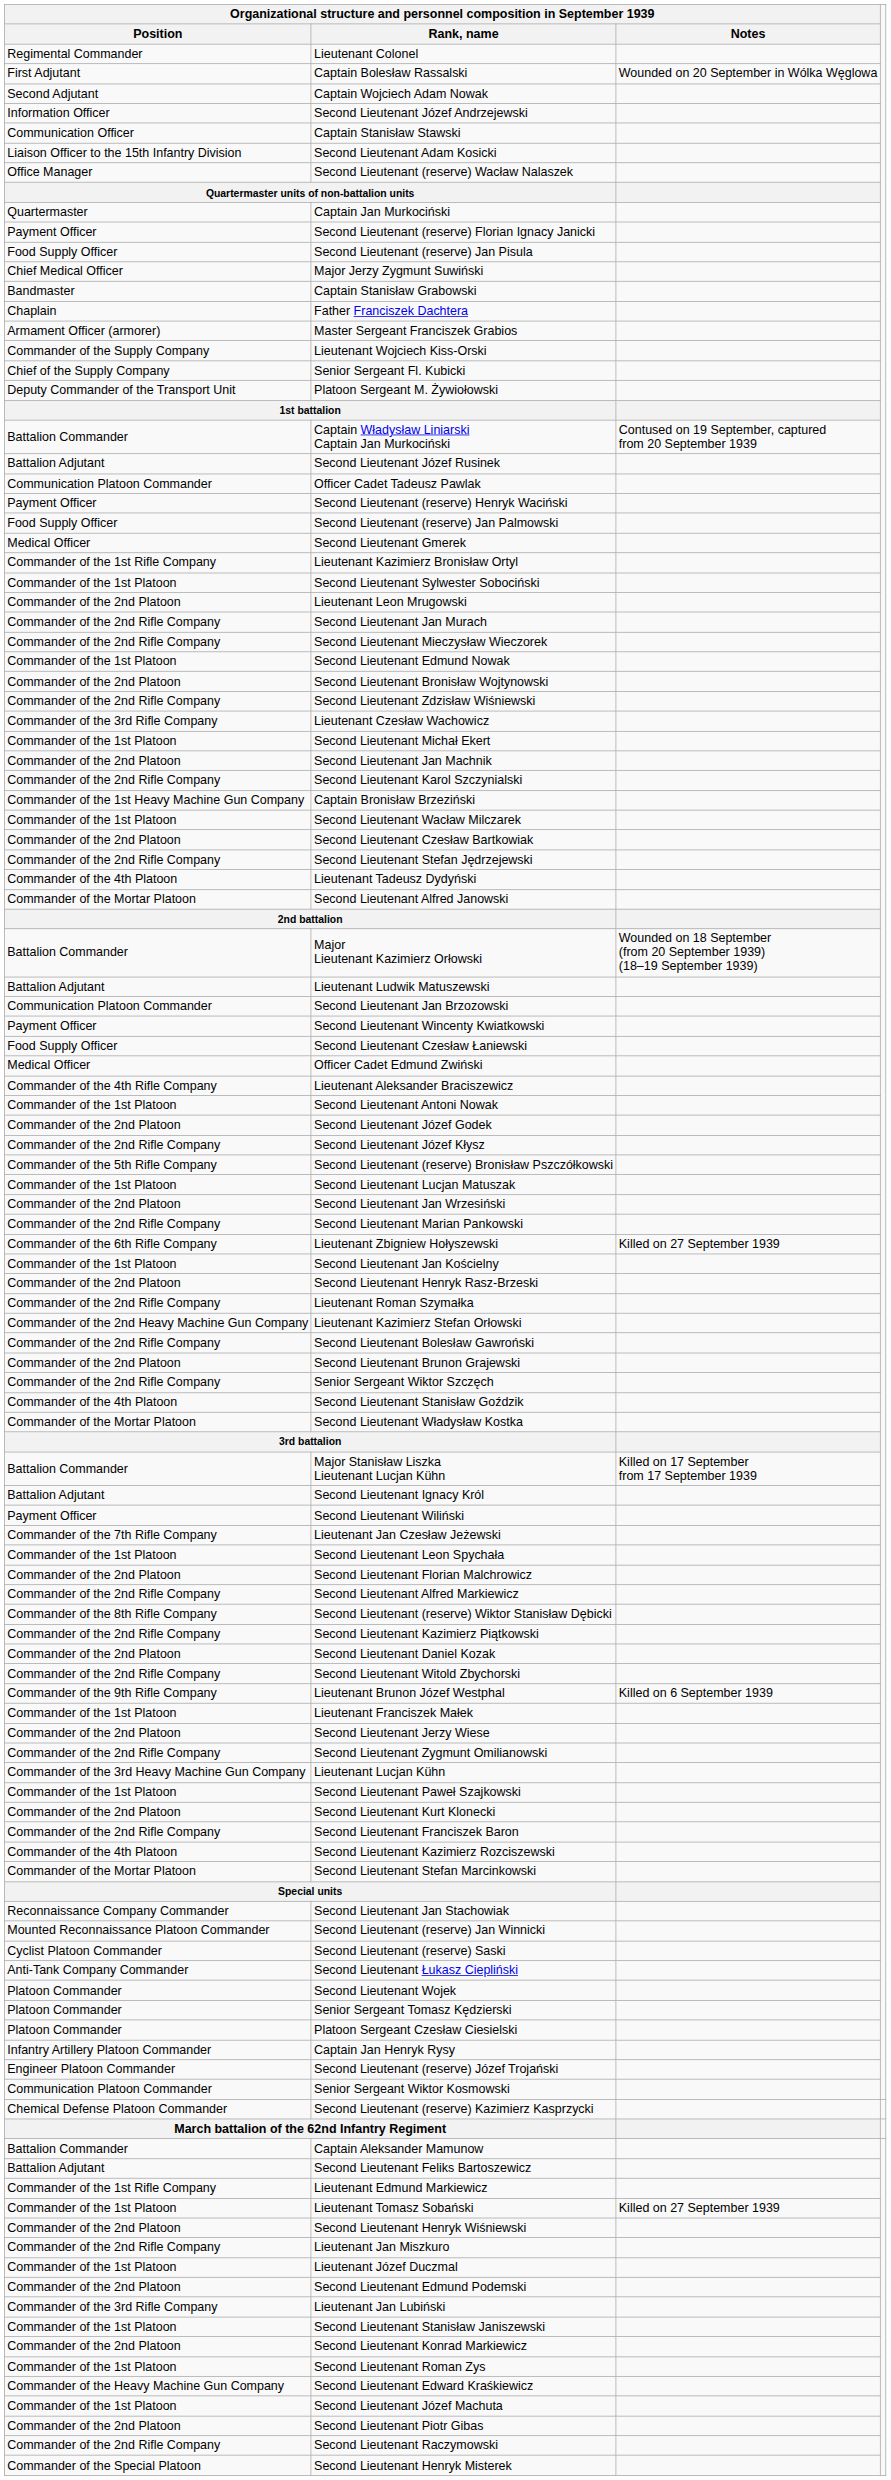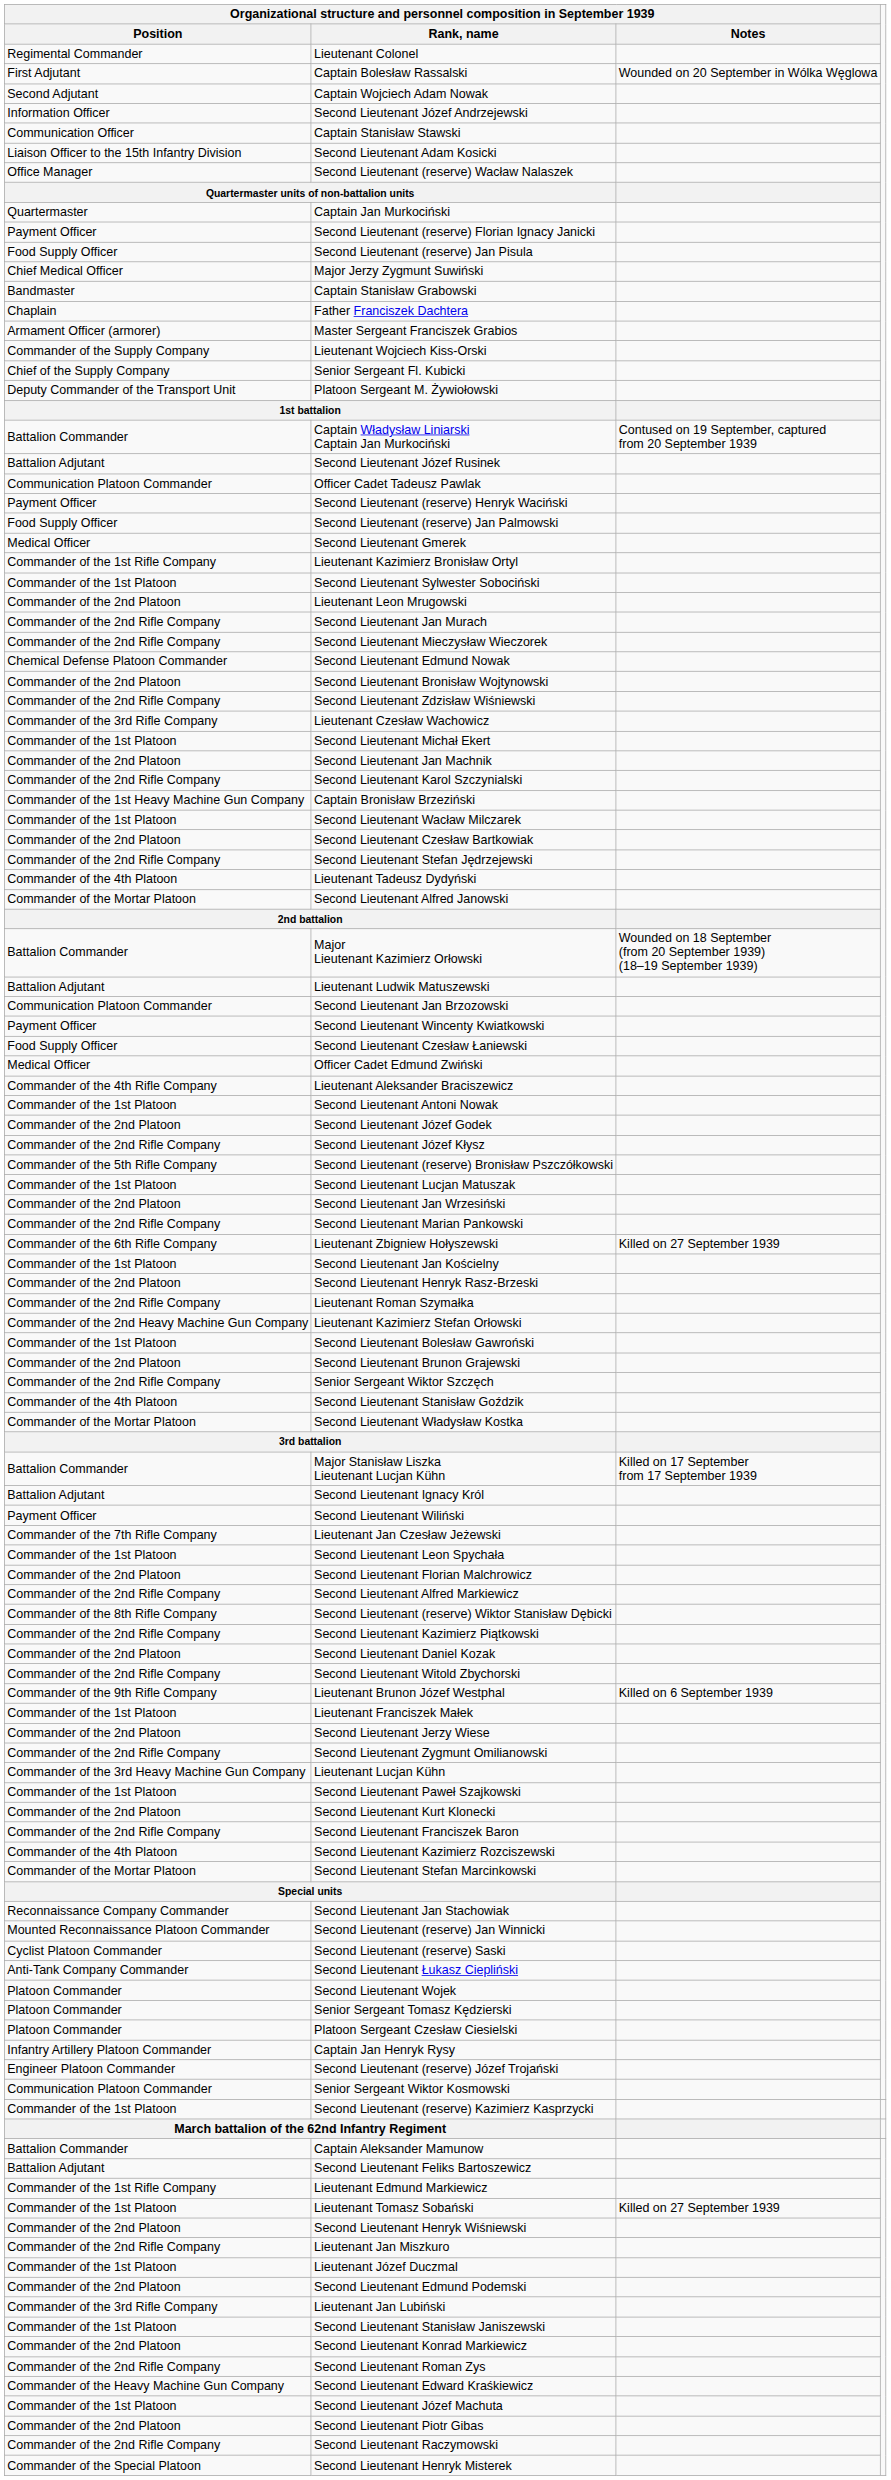(92, 661) Commander of the 1st Platoon -> (117, 661) Chemical Defense Platoon Commander
(114, 1343) Commander of the 2nd Rifle Company -> (92, 1343) Commander of the 1st Platoon
(117, 2109) Chemical Defense Platoon Commander -> (92, 2109) Commander of the 1st Platoon
(92, 2366) Commander of the 1st Platoon -> (114, 2366) Commander of the 2nd Rifle Company
